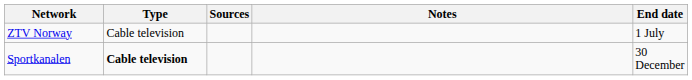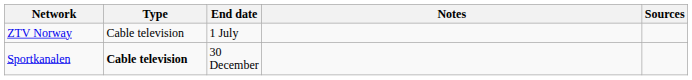columns swapped: (660, 14) <-> (229, 14)
